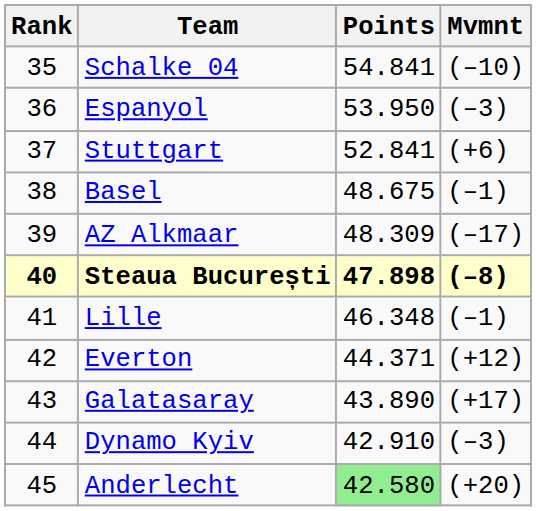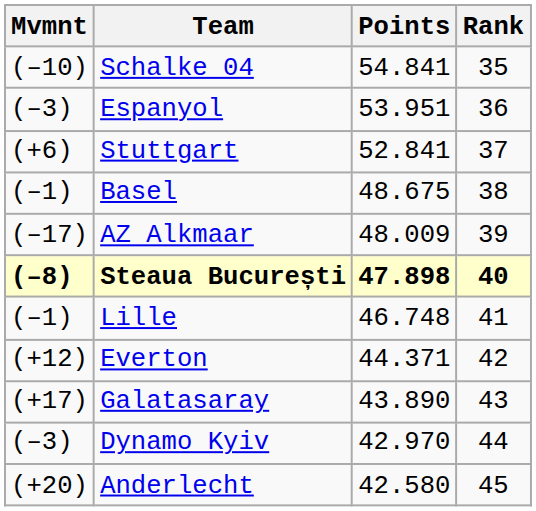columns swapped: (42, 26) <-> (486, 26)
(389, 109) 53.950 -> (404, 109) 53.951
(389, 235) 48.309 -> (404, 235) 48.009
(389, 318) 46.348 -> (404, 318) 46.748
(389, 443) 42.910 -> (404, 443) 42.970
(389, 485) lightgreen background -> (404, 485) no background
